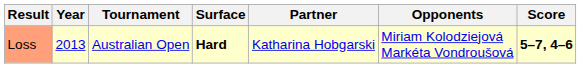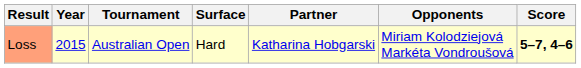(71, 44) 2013 -> (71, 44) 2015
(211, 44) bold -> (210, 44) normal
